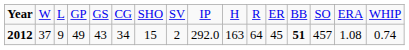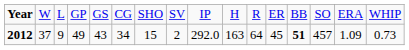(351, 34) 1.08 -> (351, 34) 1.09
(385, 34) 0.74 -> (385, 34) 0.73
